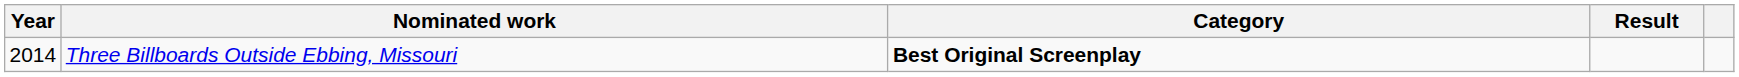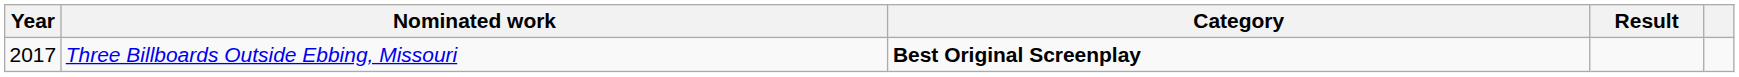(33, 54) 2014 -> (33, 54) 2017
